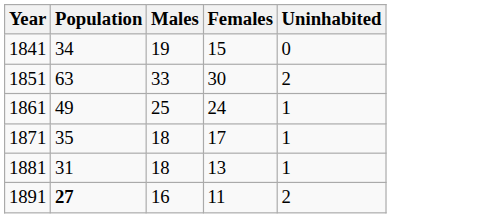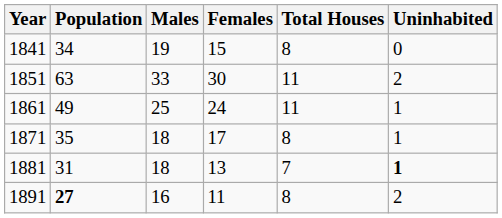+ column: (333, 19)
(286, 167) normal -> (398, 167) bold
